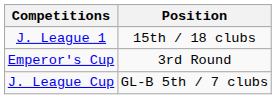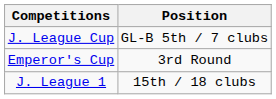rows swapped: (61, 38) <-> (61, 82)
